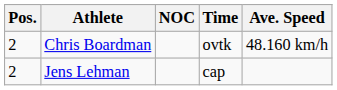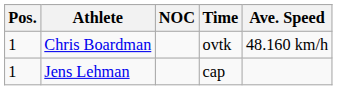(12, 44) 2 -> (12, 44) 1
(12, 71) 2 -> (12, 71) 1
